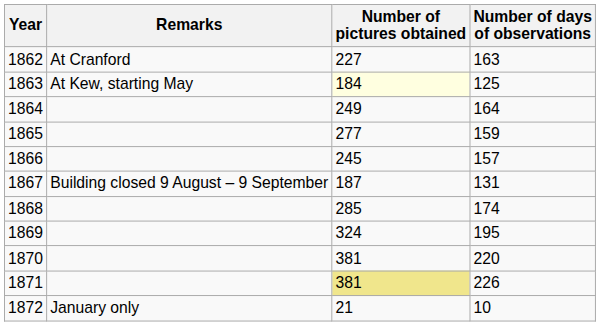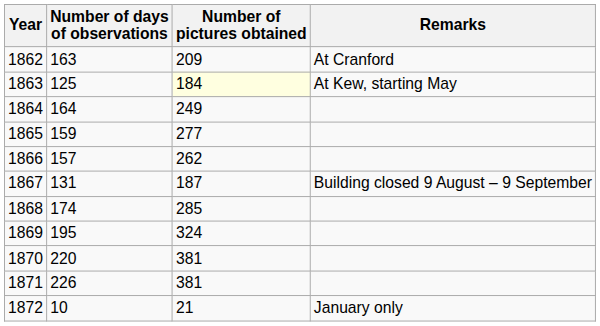columns swapped: (533, 25) <-> (189, 25)
(349, 59) 227 -> (189, 59) 209
(349, 158) 245 -> (189, 158) 262
(349, 283) khaki background -> (189, 283) no background
